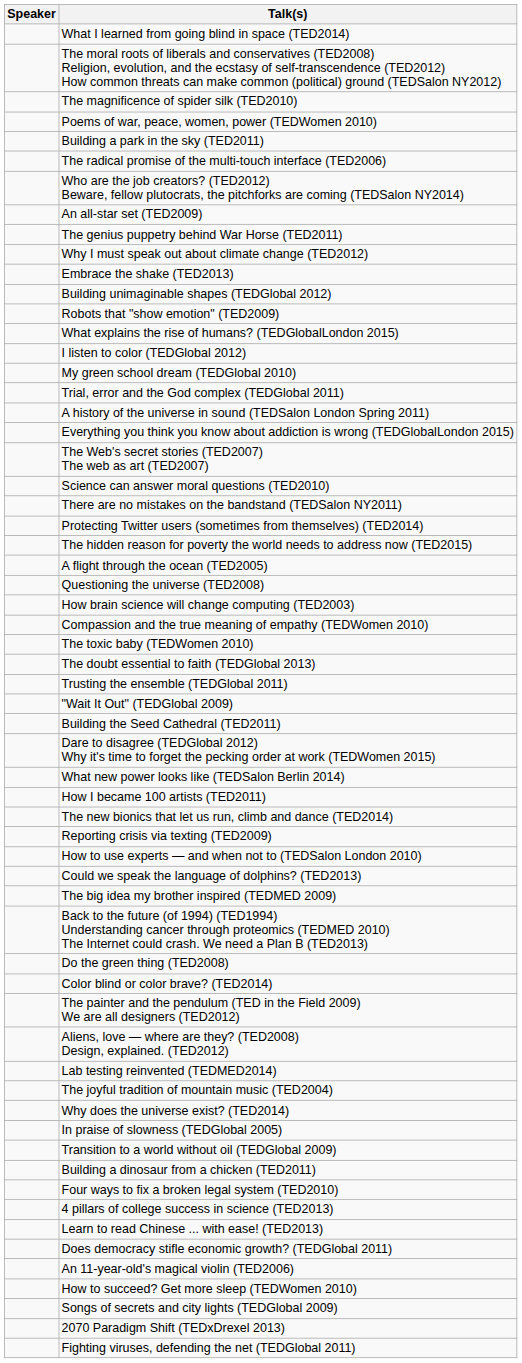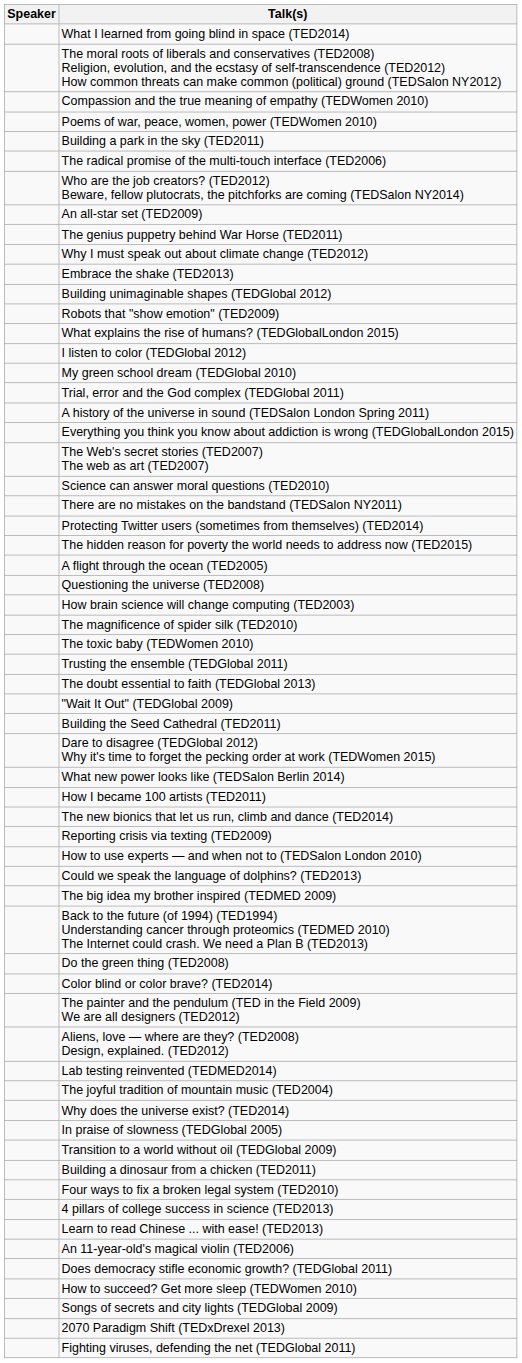rows swapped: (245, 624) <-> (180, 101)
rows swapped: (189, 664) <-> (175, 684)
rows swapped: (178, 1268) <-> (227, 1249)
